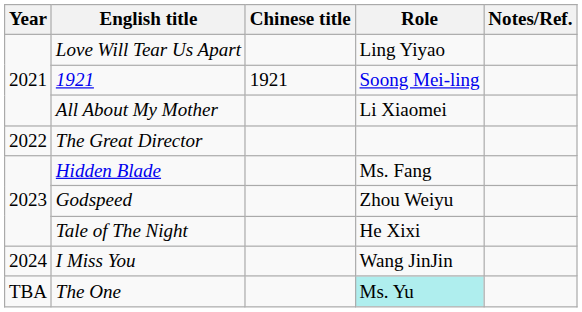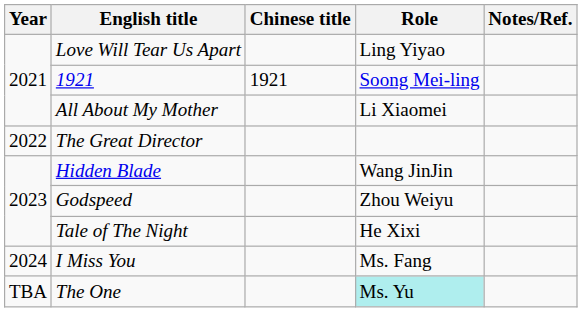(396, 170) Ms. Fang -> (406, 170) Wang JinJin
(406, 261) Wang JinJin -> (396, 261) Ms. Fang
